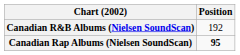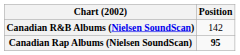(216, 27) 192 -> (216, 27) 142
